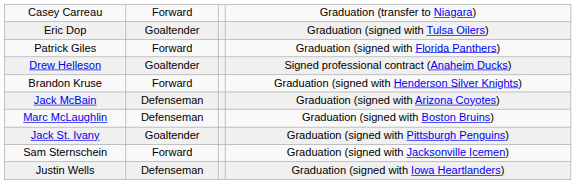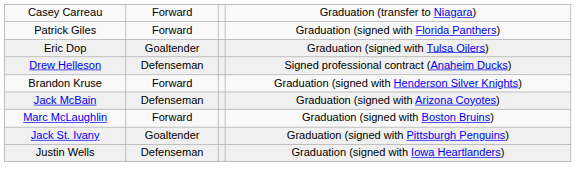rows swapped: (65, 30) <-> (65, 48)
(172, 65) Goaltender -> (172, 65) Defenseman
(172, 118) Defenseman -> (172, 118) Forward
- row: (65, 153)
